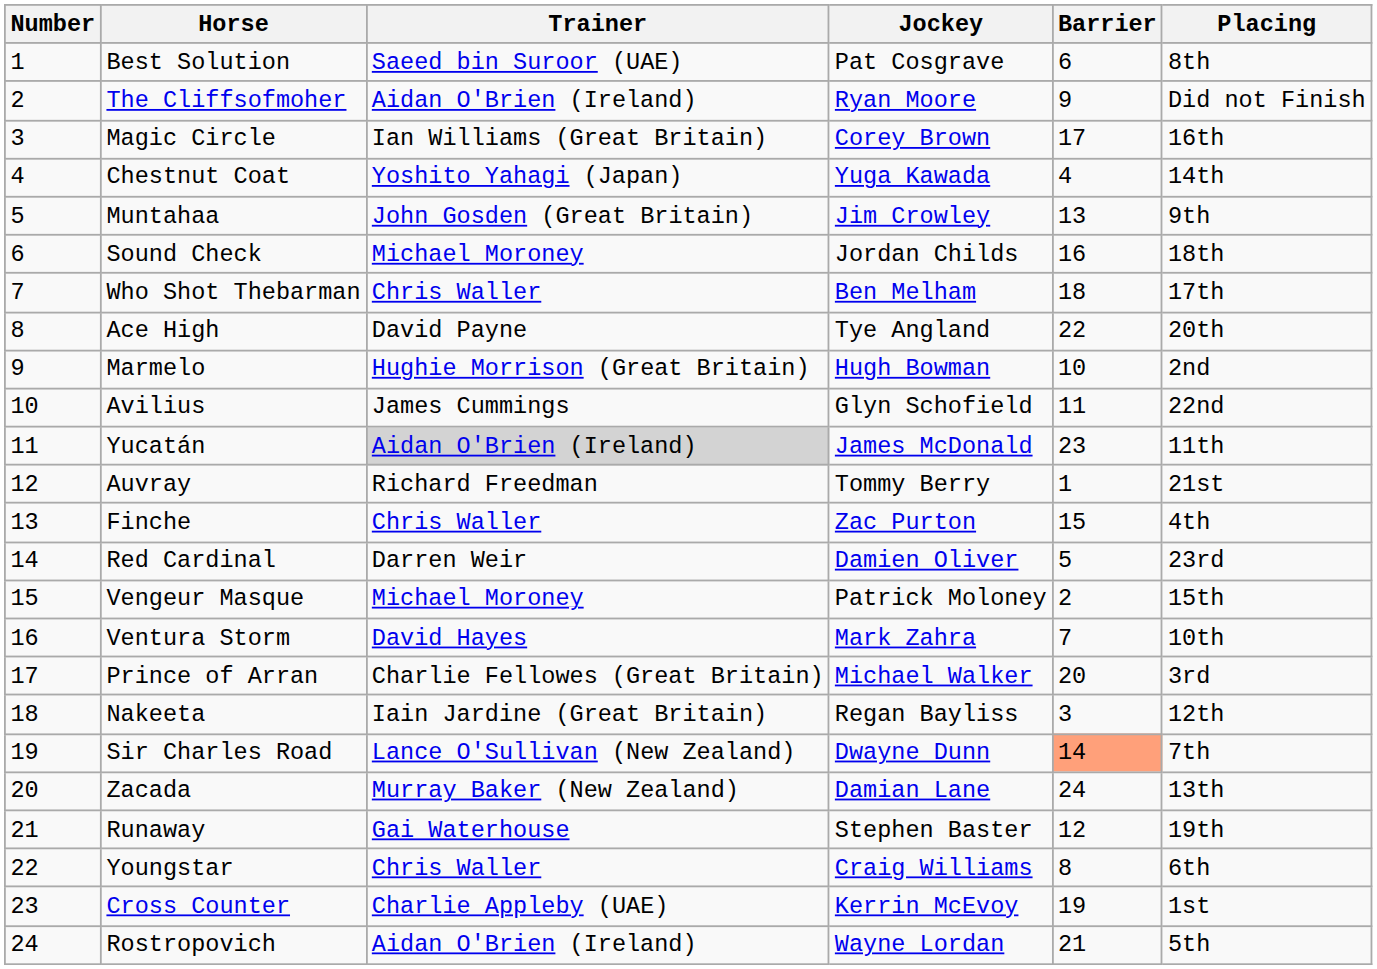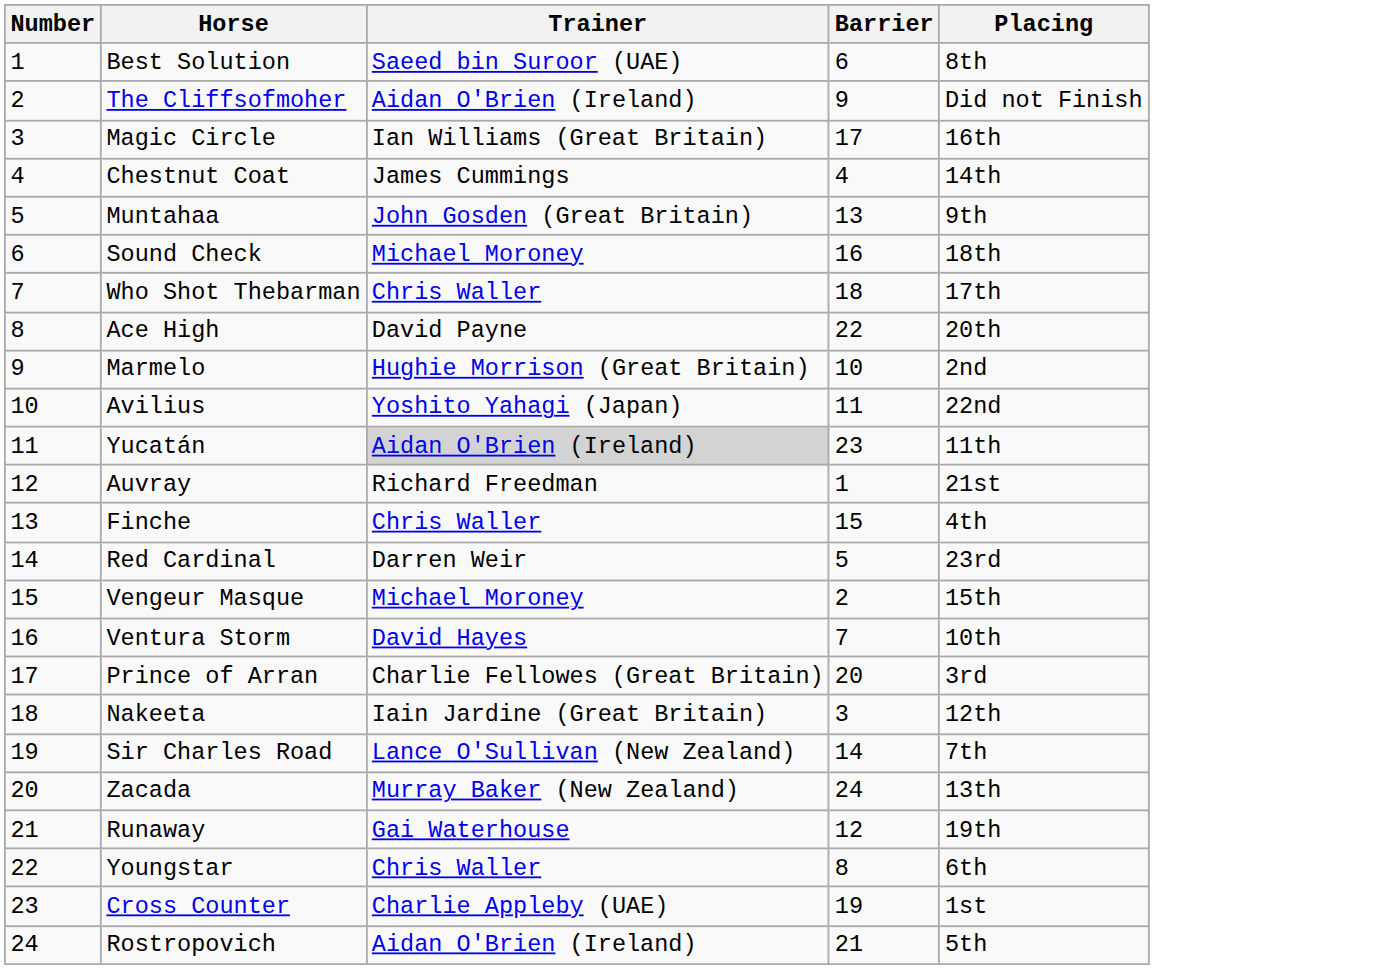- column: (941, 24)
(527, 177) Yoshito Yahagi (Japan) -> (471, 177) James Cummings
(471, 408) James Cummings -> (527, 408) Yoshito Yahagi (Japan)
(1072, 753) lightsalmon background -> (849, 753) no background
